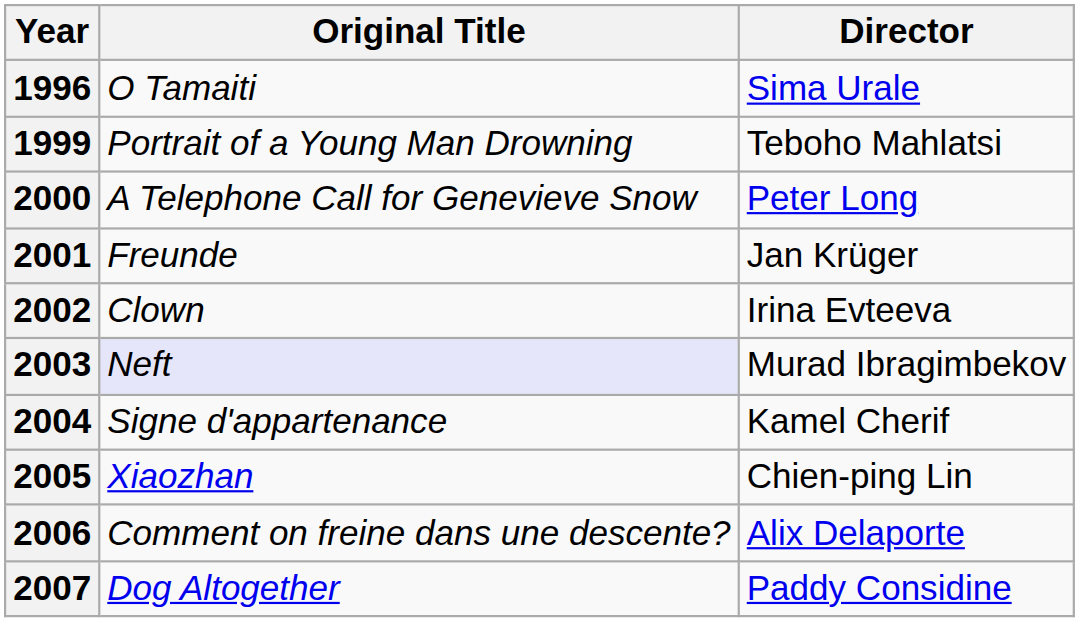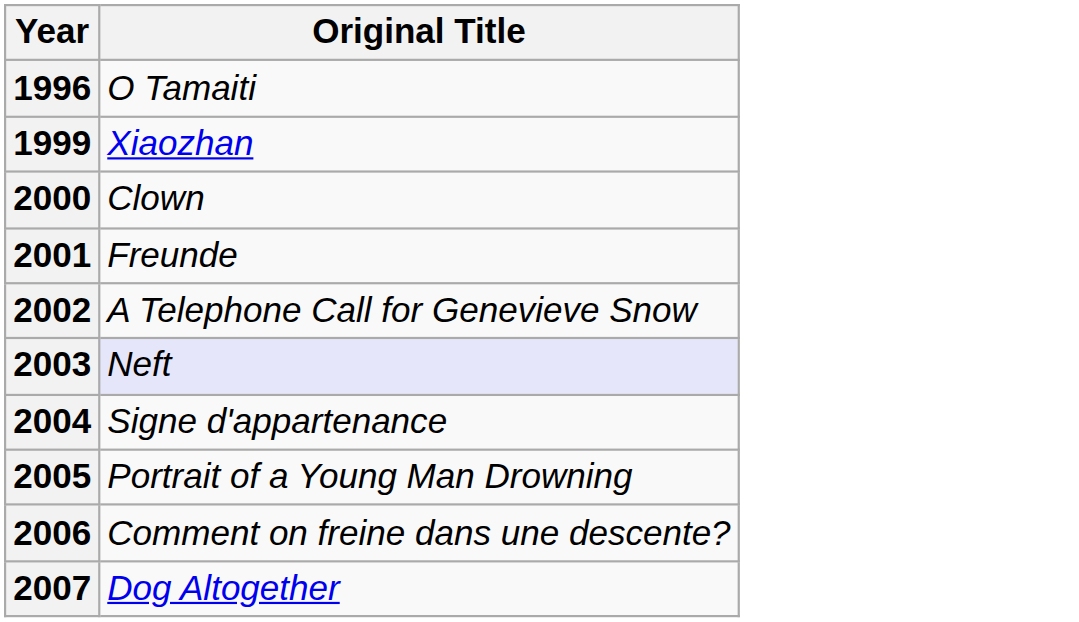- column: (906, 32)
(370, 143) Portrait of a Young Man Drowning -> (180, 143) Xiaozhan
(402, 198) A Telephone Call for Genevieve Snow -> (156, 198) Clown
(156, 310) Clown -> (402, 310) A Telephone Call for Genevieve Snow
(180, 476) Xiaozhan -> (370, 476) Portrait of a Young Man Drowning
